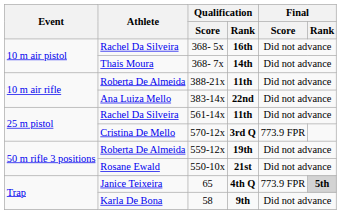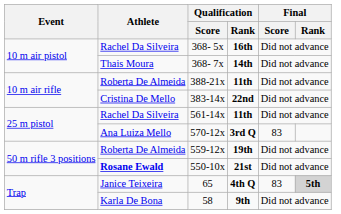(136, 98) Ana Luiza Mello -> (138, 98) Cristina De Mello
(138, 133) Cristina De Mello -> (136, 133) Ana Luiza Mello
(283, 133) 773.9 FPR -> (277, 133) 83
(130, 167) normal -> (132, 167) bold
(283, 184) 773.9 FPR -> (277, 184) 83
